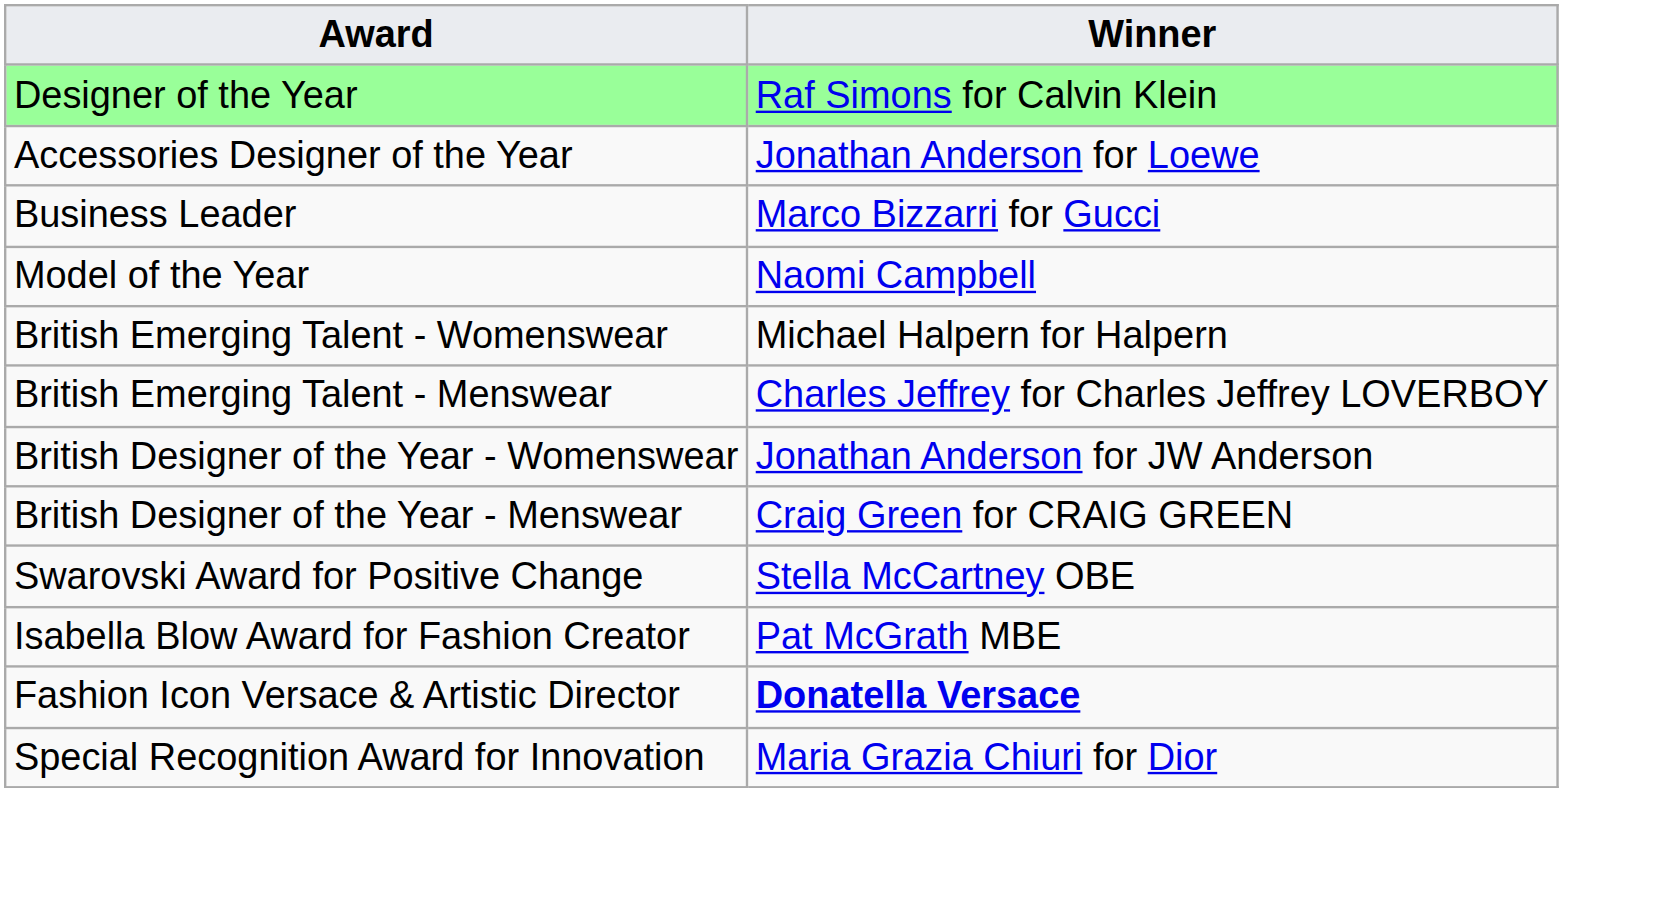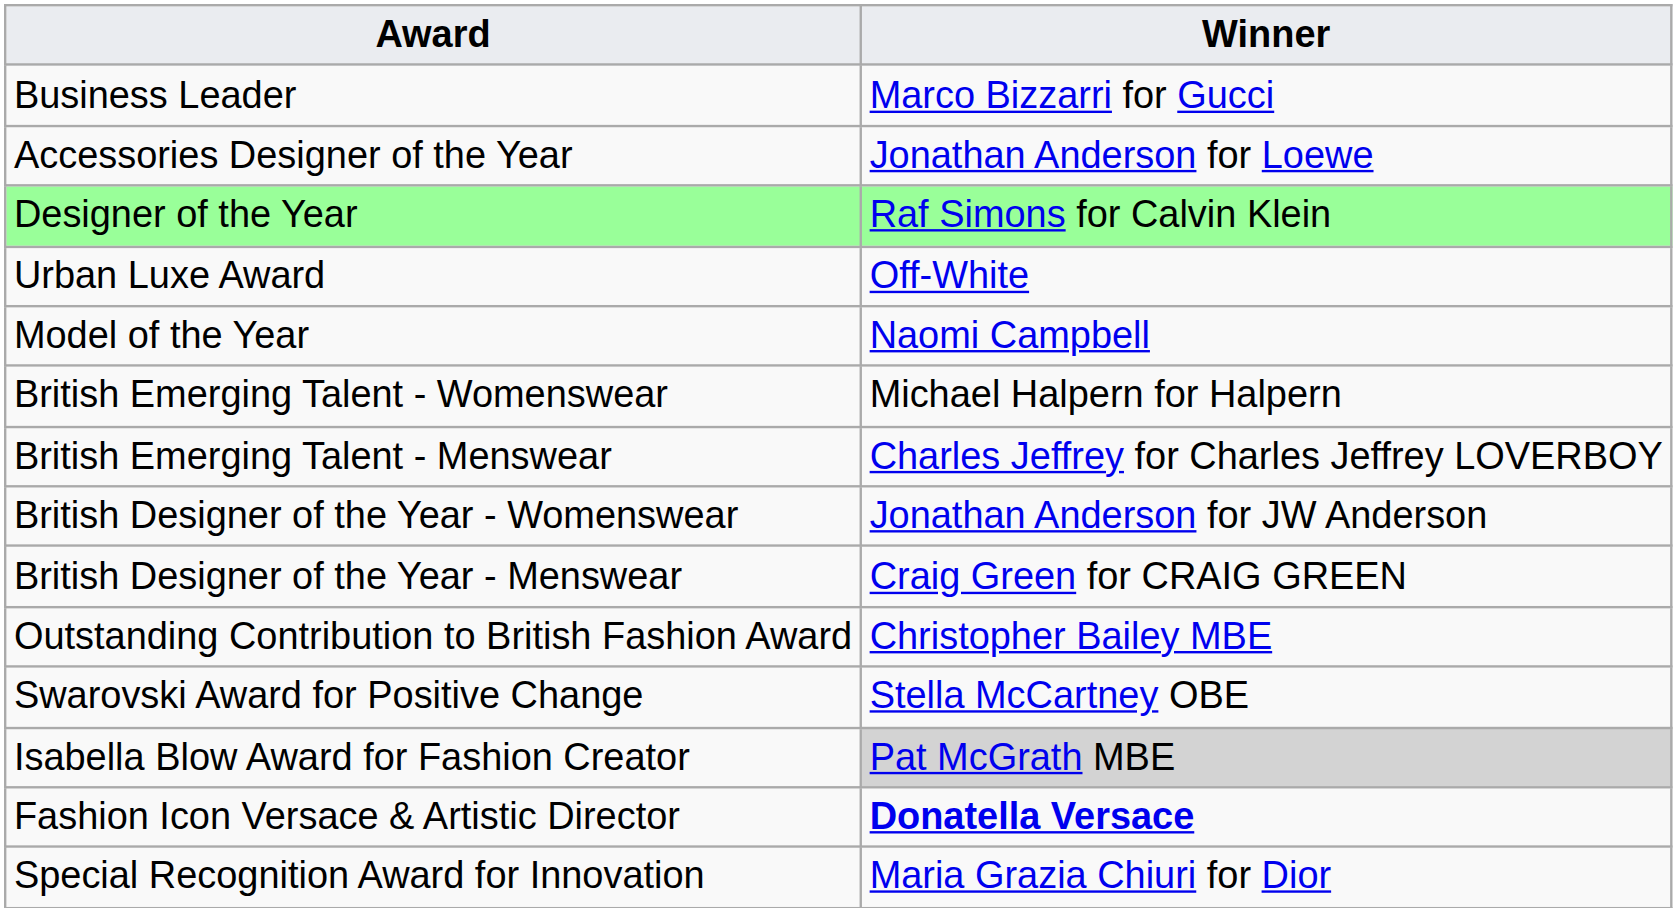rows swapped: (186, 94) <-> (155, 214)
+ row: (170, 275)
+ row: (433, 635)
(909, 635) no background -> (1022, 756) lightgrey background
